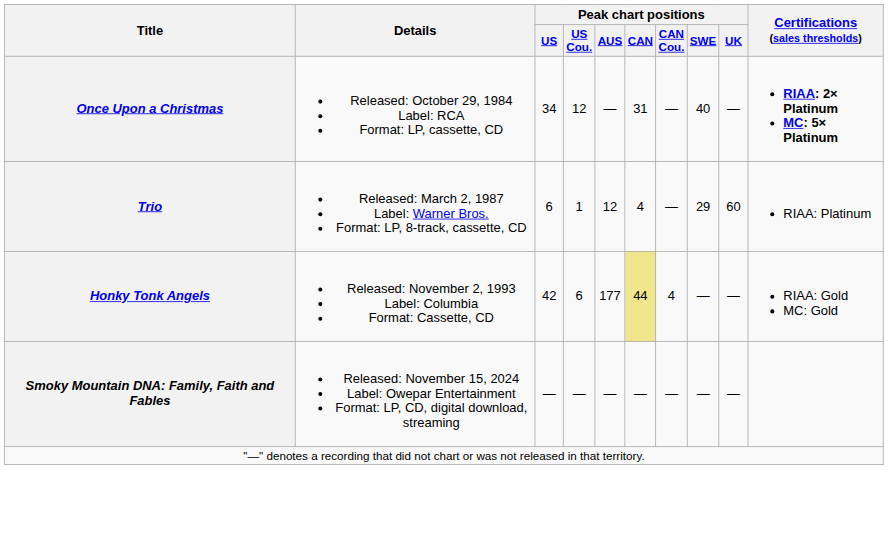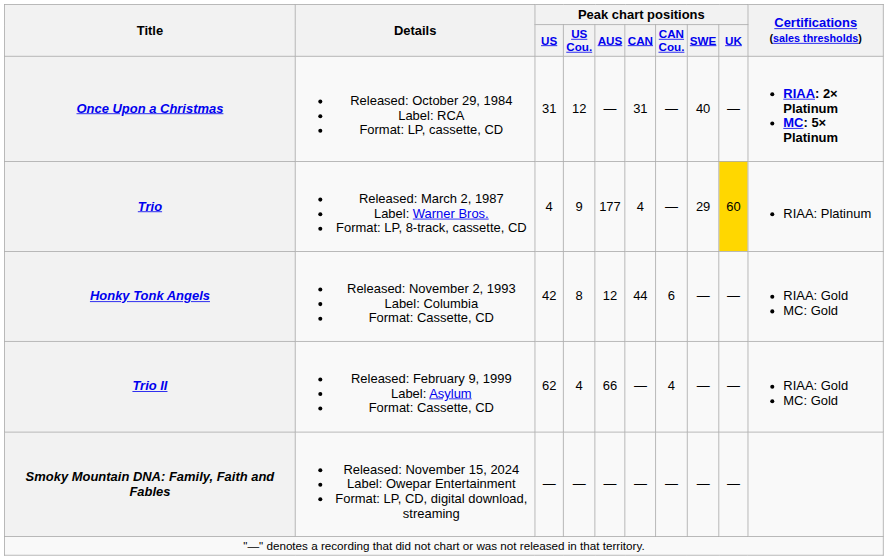(549, 108) 34 -> (549, 108) 31
(549, 206) 6 -> (549, 206) 4
(579, 206) 1 -> (579, 206) 9
(610, 206) 12 -> (610, 206) 177
(734, 206) no background -> (734, 206) gold background
(579, 296) 6 -> (579, 296) 8
(610, 296) 177 -> (610, 296) 12
(640, 296) khaki background -> (640, 296) no background
(671, 296) 4 -> (671, 296) 6
+ row: (150, 386)
